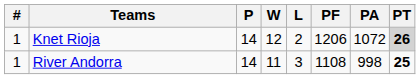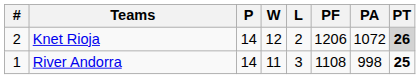(17, 39) 1 -> (17, 39) 2
